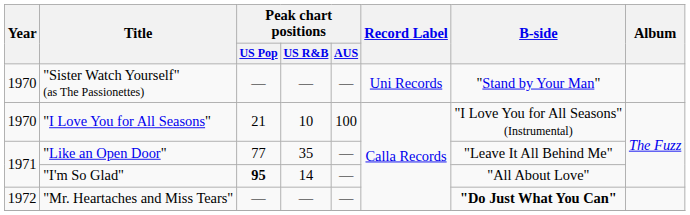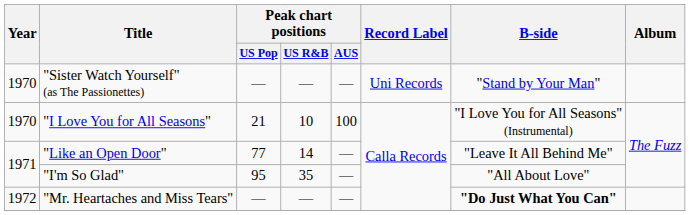(306, 153) 35 -> (306, 153) 14
(259, 175) bold -> (259, 175) normal
(306, 175) 14 -> (306, 175) 35
